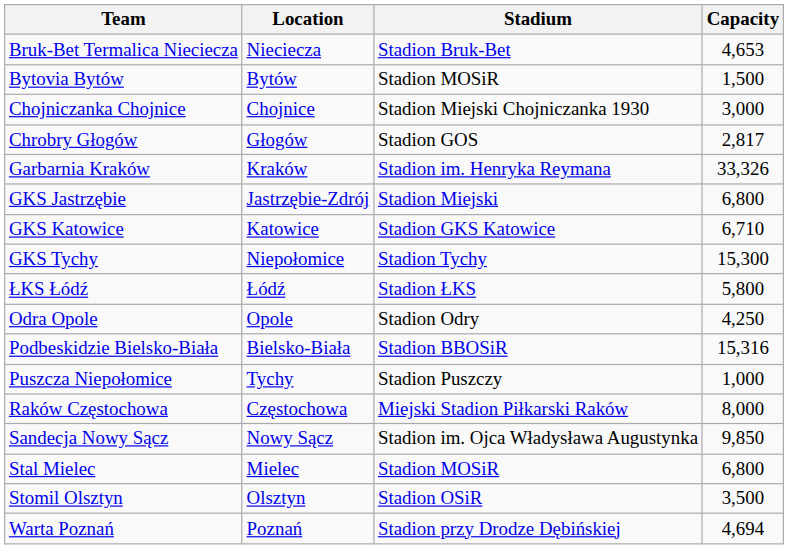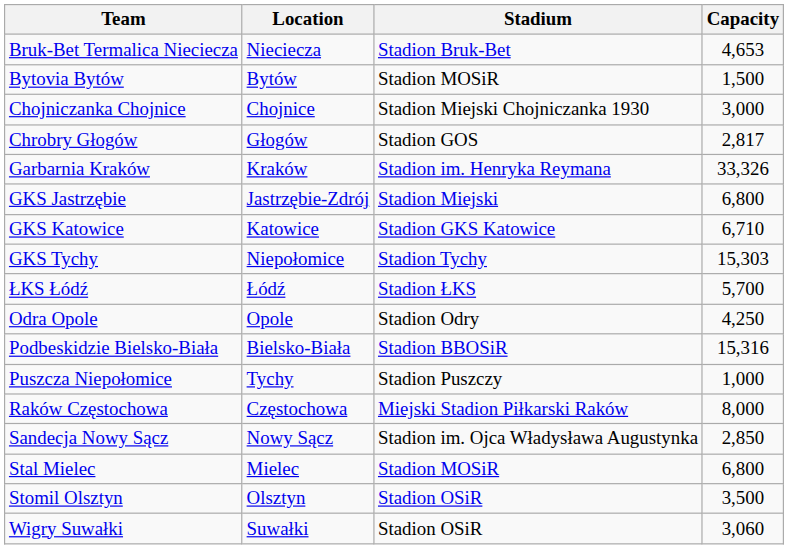(743, 259) 15,300 -> (743, 259) 15,303
(743, 288) 5,800 -> (743, 288) 5,700
(743, 438) 9,850 -> (743, 438) 2,850
- row: (61, 528)
+ row: (66, 528)
